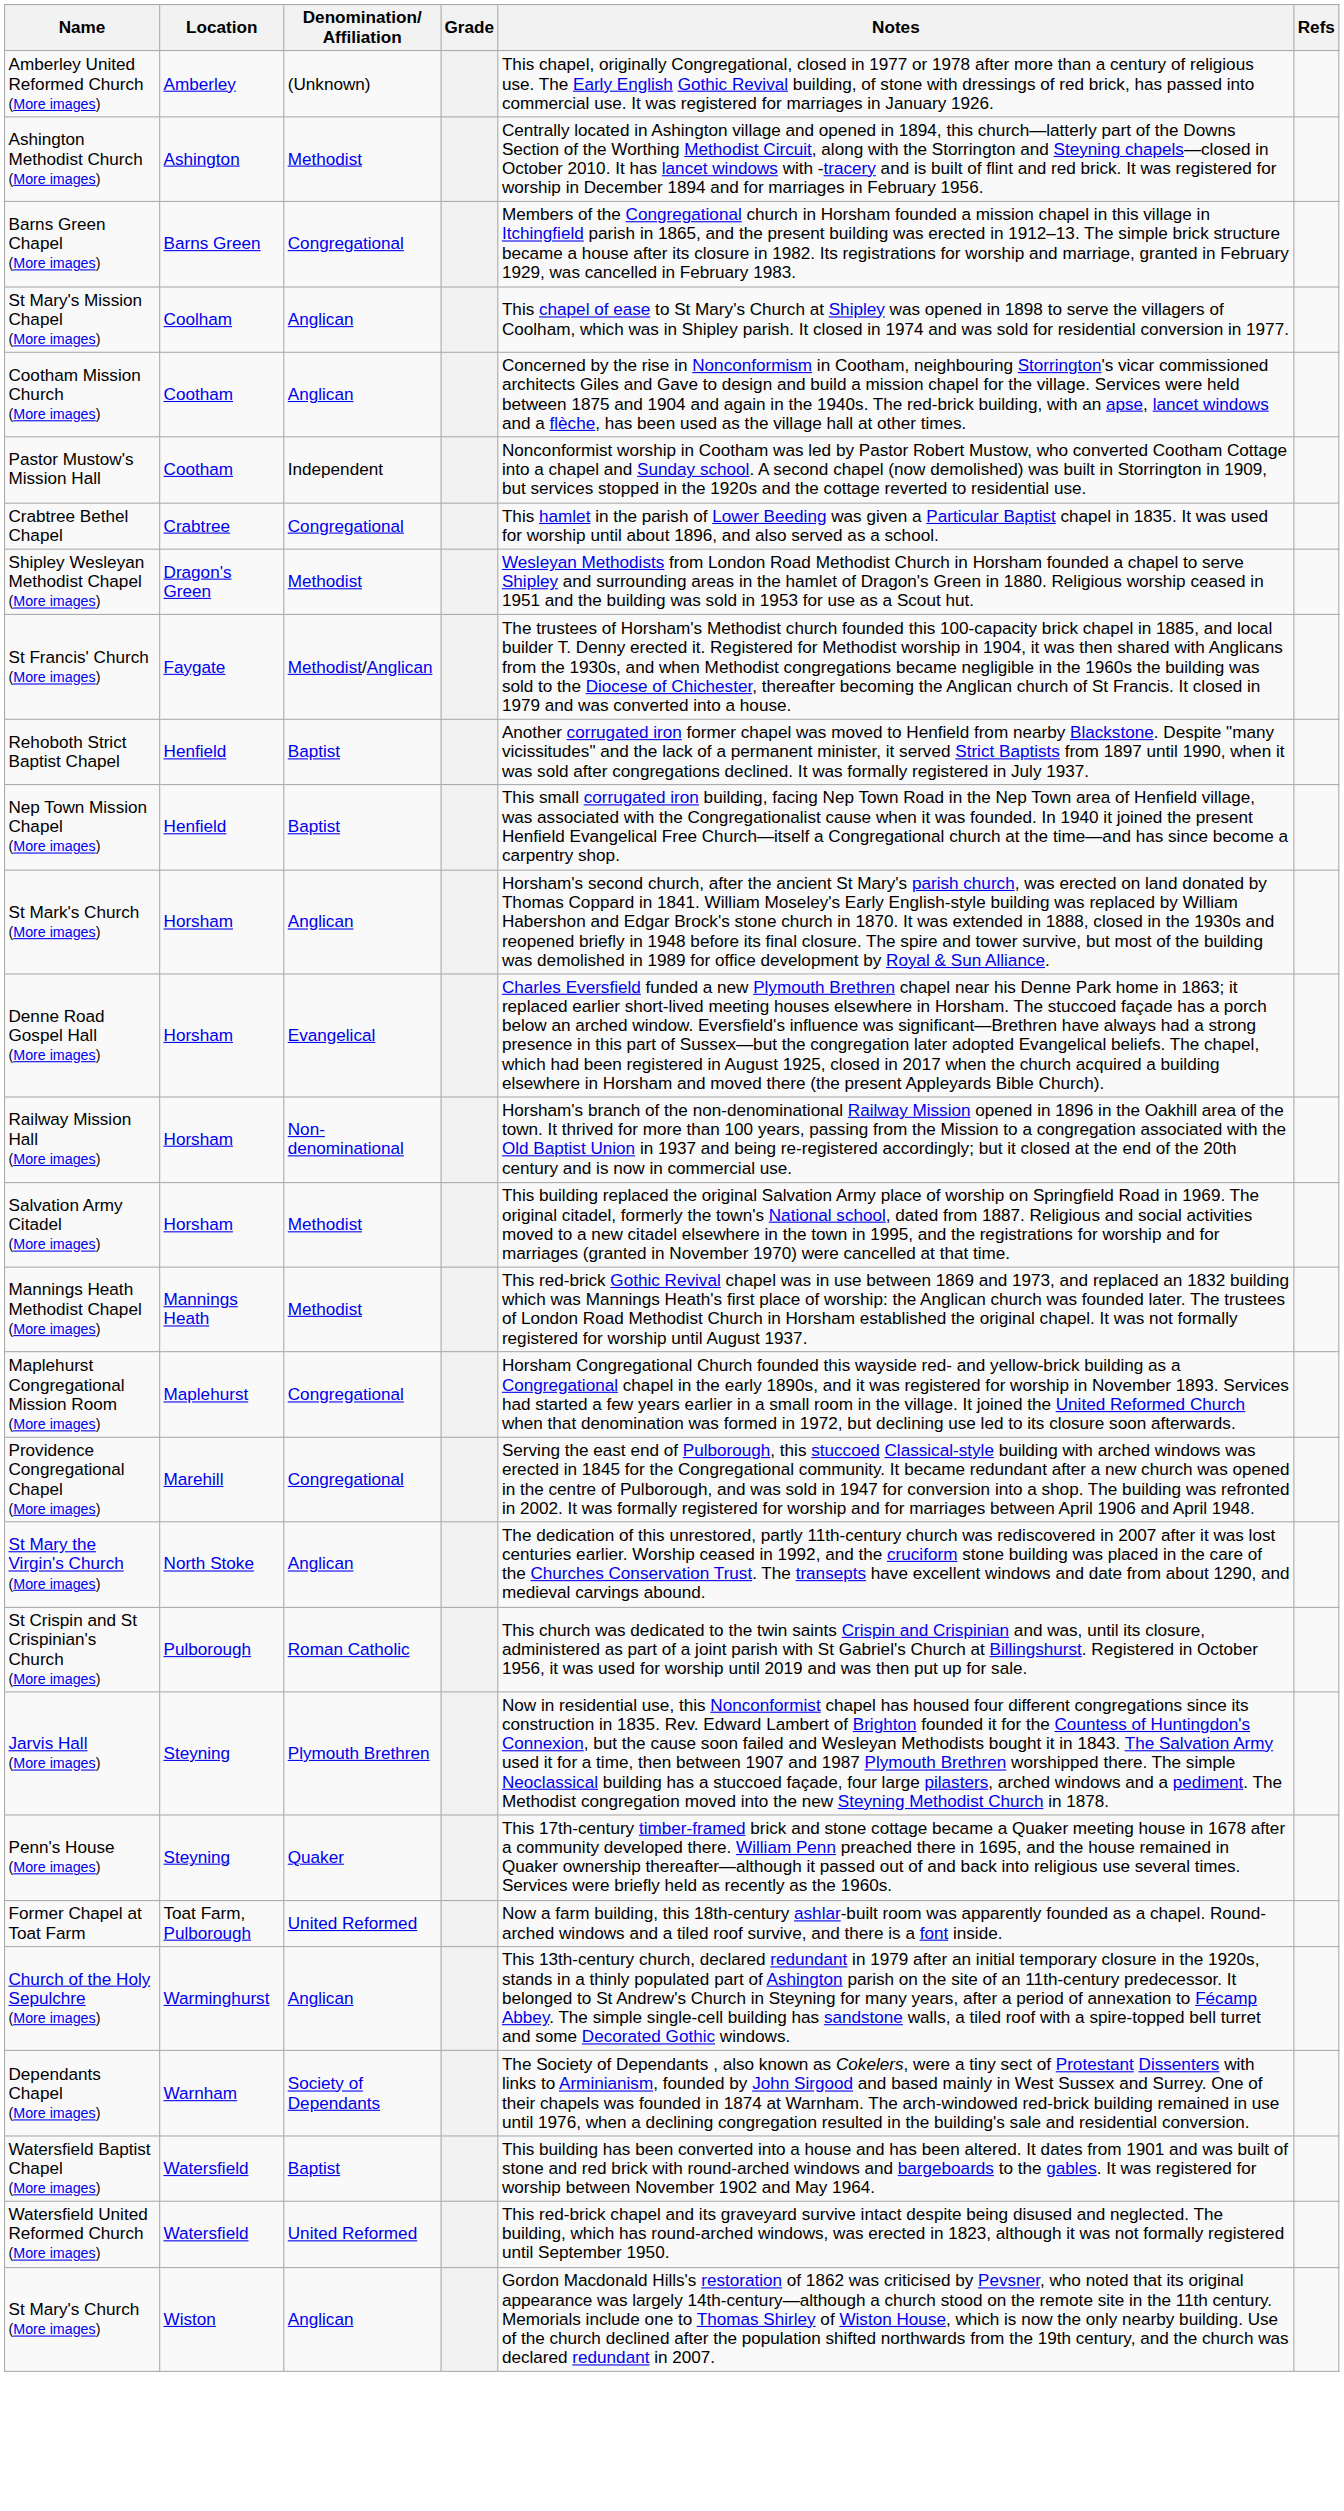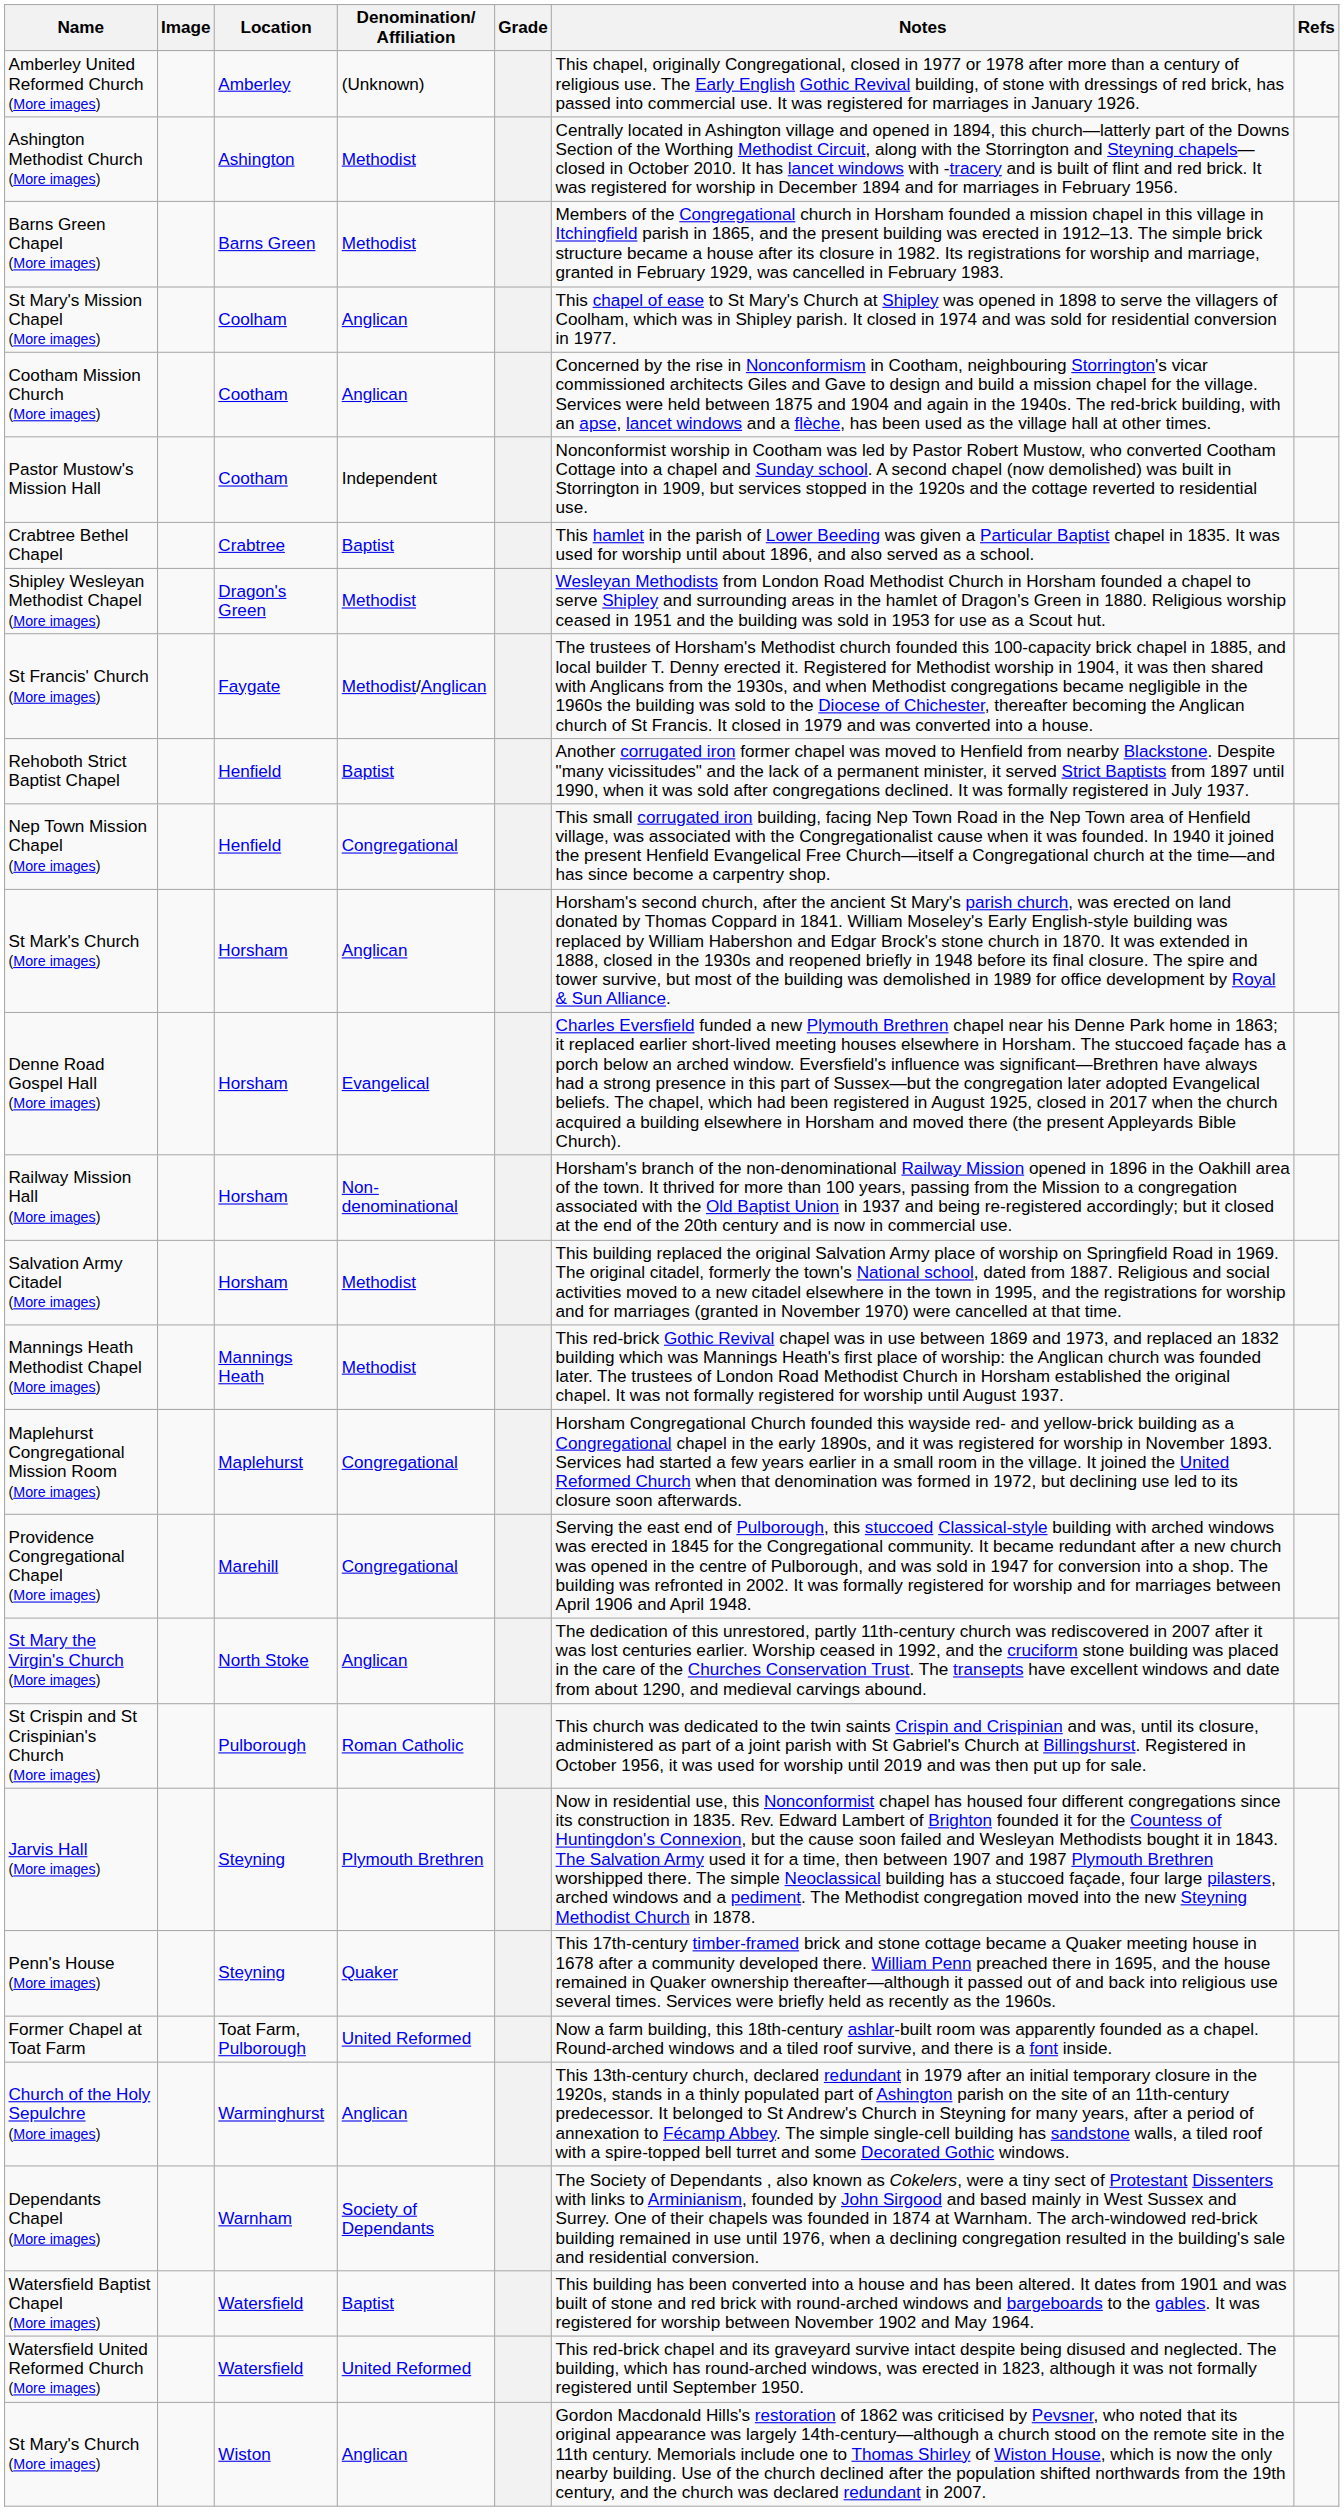+ column: (186, 27)
(346, 243) Congregational -> (379, 243) Methodist
(346, 525) Congregational -> (368, 545) Baptist
(314, 827) Baptist -> (400, 846) Congregational
